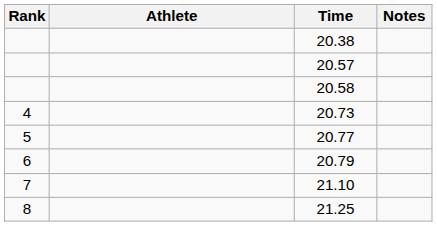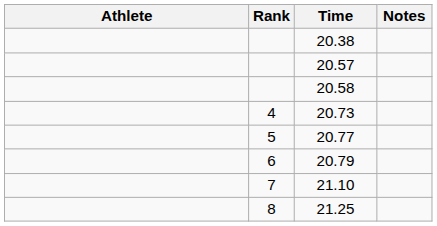columns swapped: (27, 16) <-> (172, 16)
